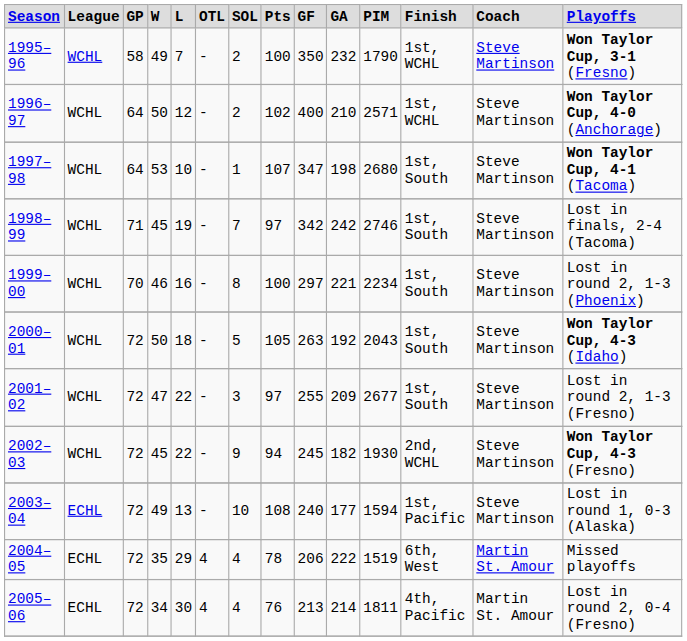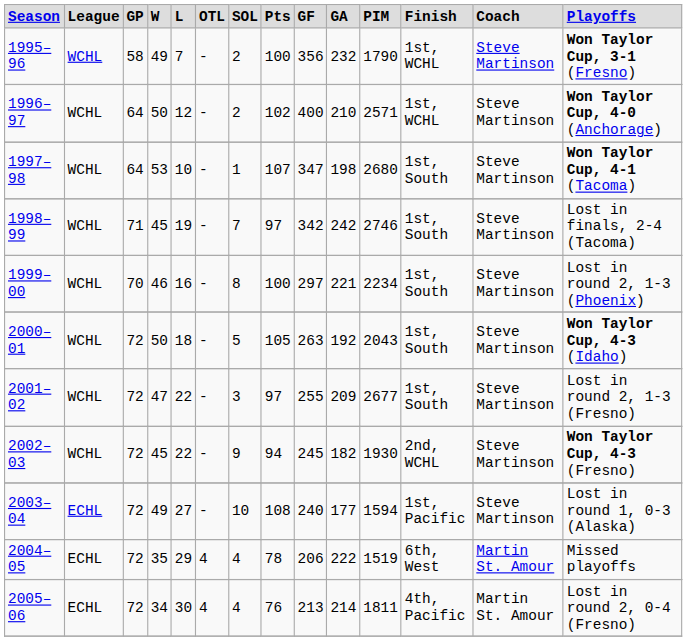(311, 56) 350 -> (311, 56) 356
(183, 511) 13 -> (183, 511) 27
